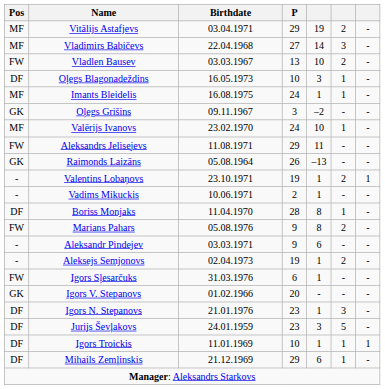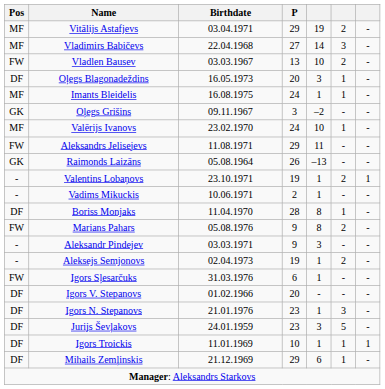(295, 79) 10 -> (295, 79) 20
(319, 244) 6 -> (319, 244) 3
(17, 294) GK -> (17, 294) DF
